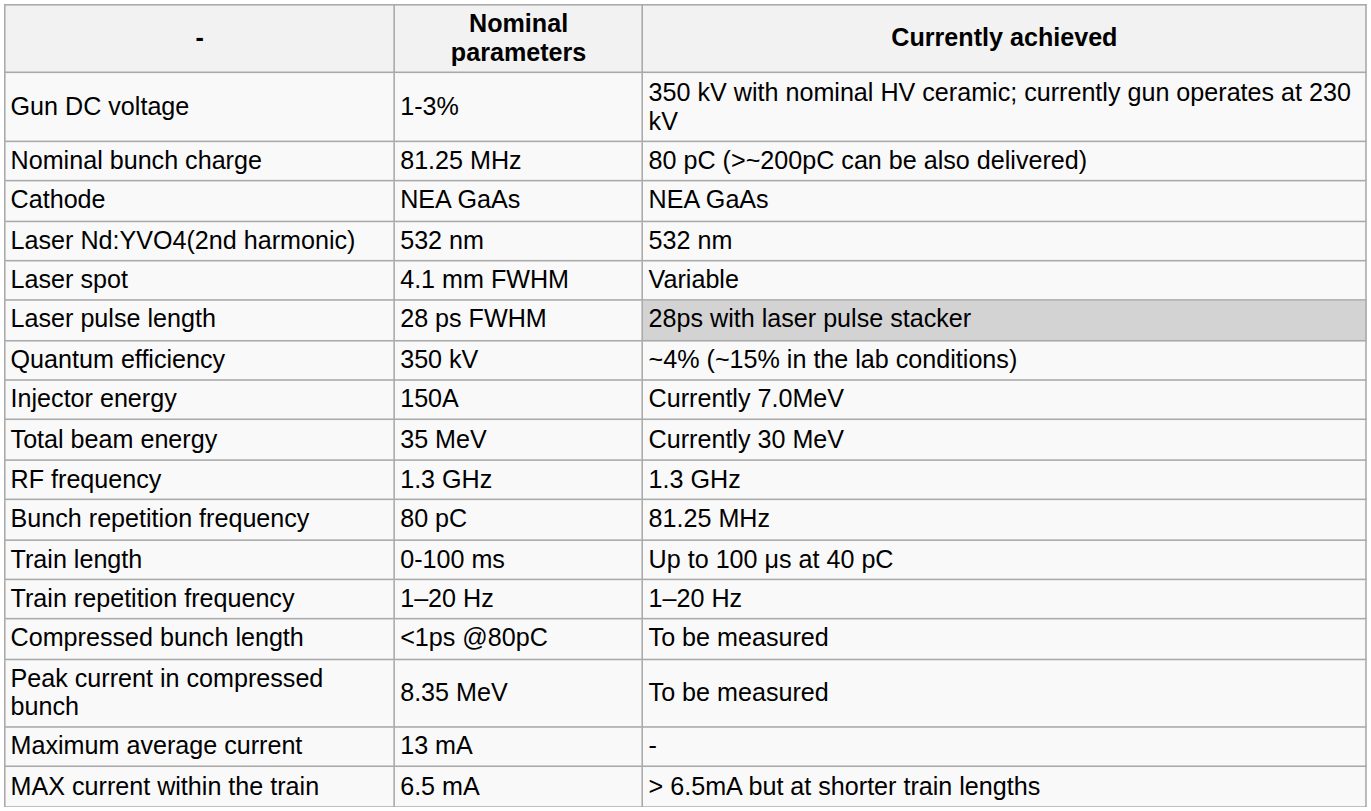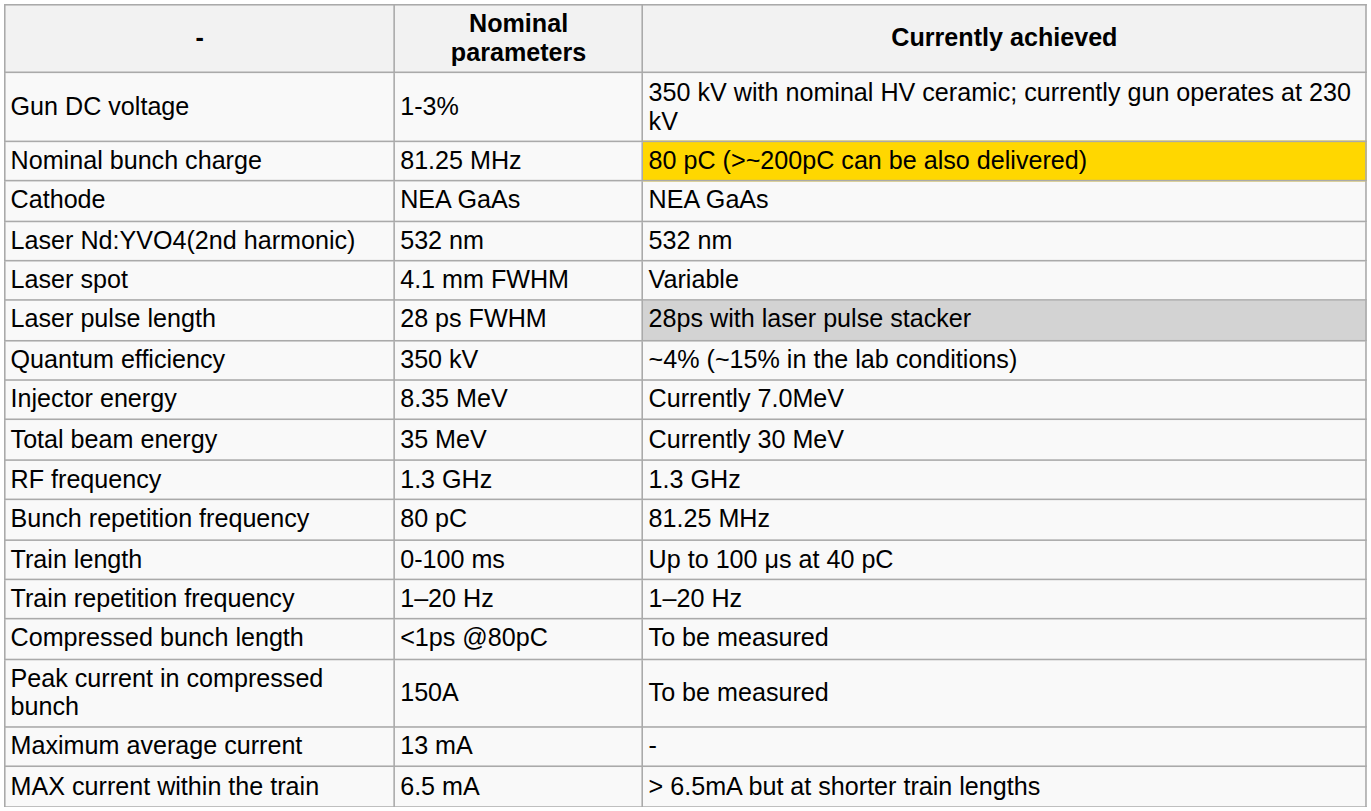(868, 160) no background -> (868, 160) gold background
(429, 399) 150A -> (454, 399) 8.35 MeV
(454, 692) 8.35 MeV -> (429, 692) 150A
